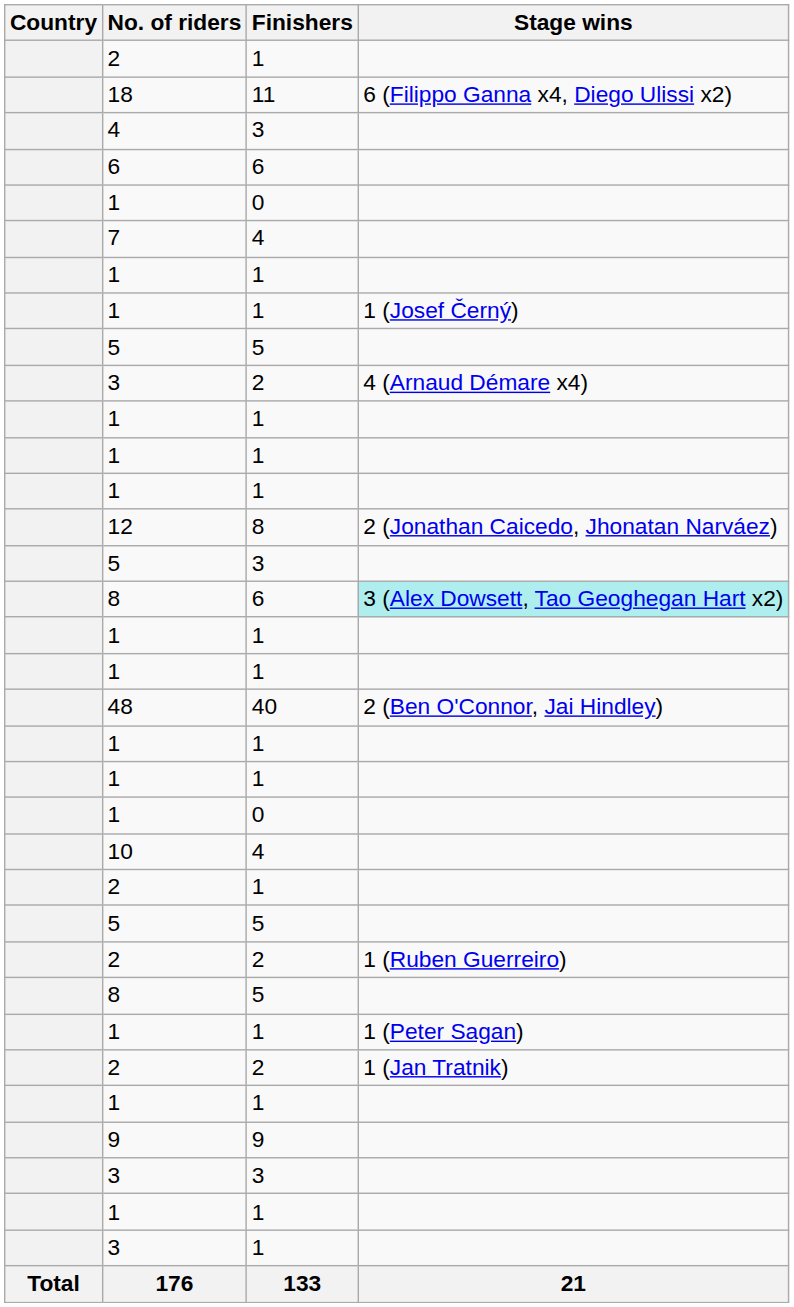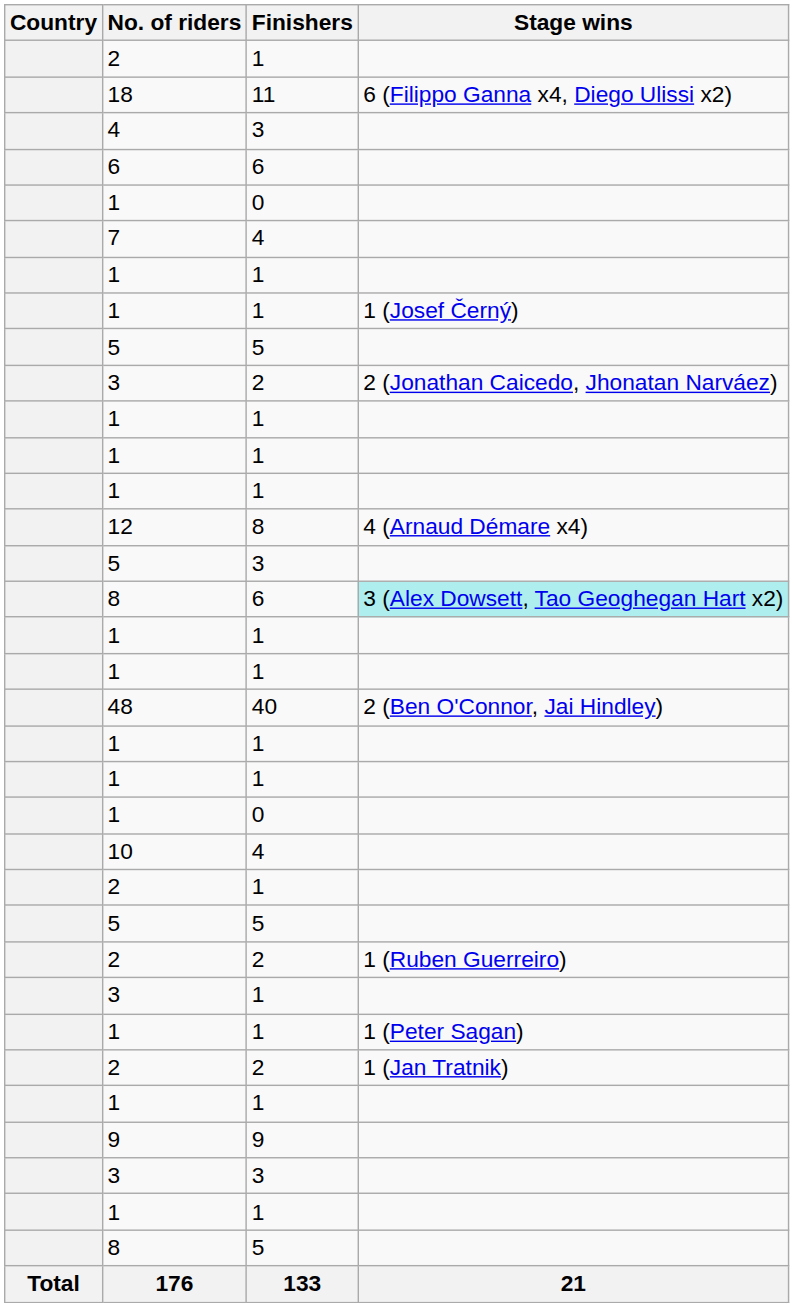(476, 382) 4 (Arnaud Démare x4) -> (570, 382) 2 (Jonathan Caicedo, Jhonatan Narváez)
(570, 526) 2 (Jonathan Caicedo, Jhonatan Narváez) -> (476, 526) 4 (Arnaud Démare x4)
rows swapped: (114, 1247) <-> (114, 995)
